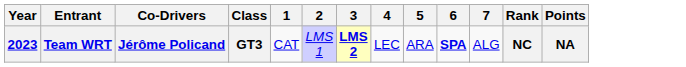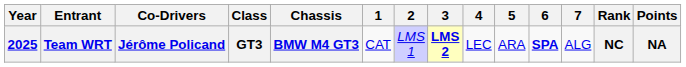+ column: (316, 15)
(22, 44) 2023 -> (22, 44) 2025
